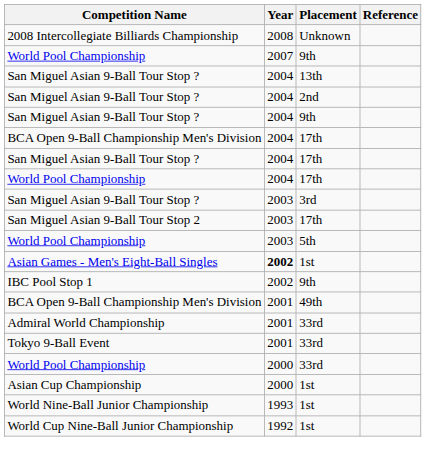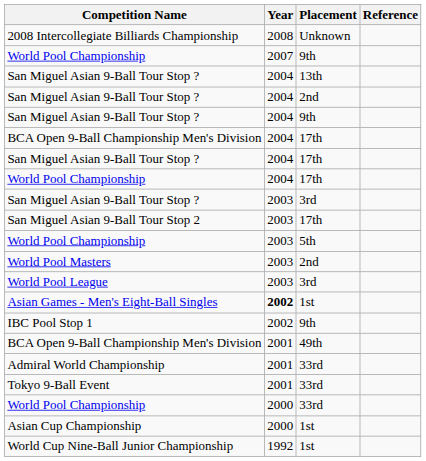+ row: (59, 261)
+ row: (58, 281)
- row: (108, 405)
